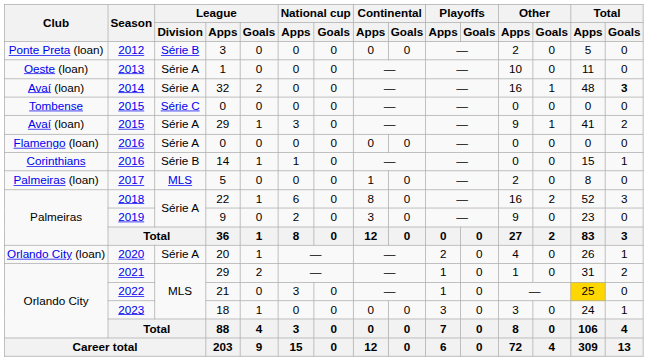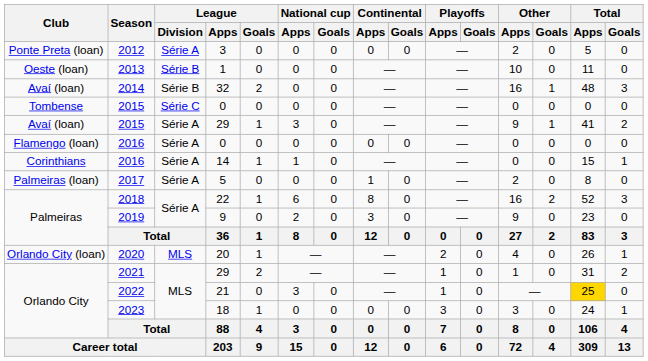(180, 50) Série B -> (180, 50) Série A
(180, 69) Série A -> (180, 69) Série B
(180, 87) Série A -> (180, 87) Série B
(624, 87) bold -> (624, 87) normal
(180, 161) Série B -> (180, 161) Série A
(180, 180) MLS -> (180, 180) Série A
(180, 254) Série A -> (180, 254) MLS
